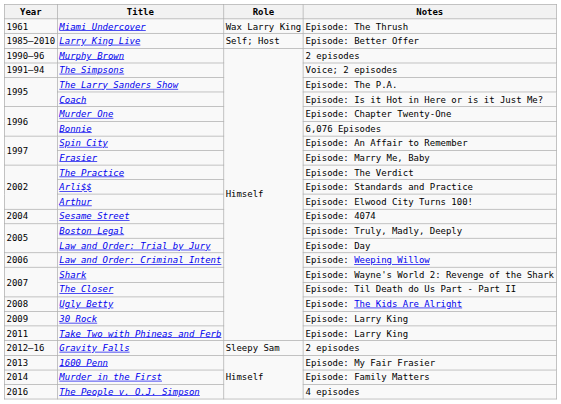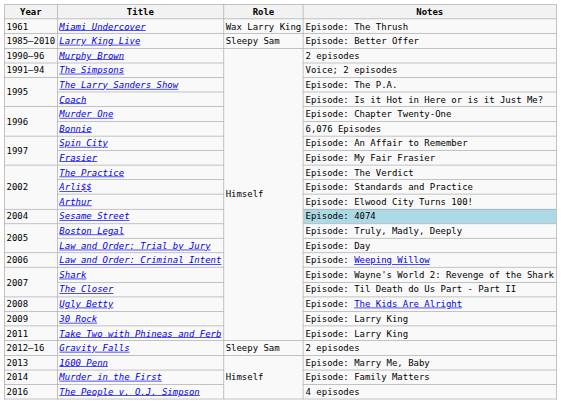(253, 41) Self; Host -> (253, 41) Sleepy Sam
(368, 158) Episode: Marry Me, Baby -> (370, 158) Episode: My Fair Frasier
(341, 216) no background -> (341, 216) lightblue background
(370, 363) Episode: My Fair Frasier -> (368, 363) Episode: Marry Me, Baby
